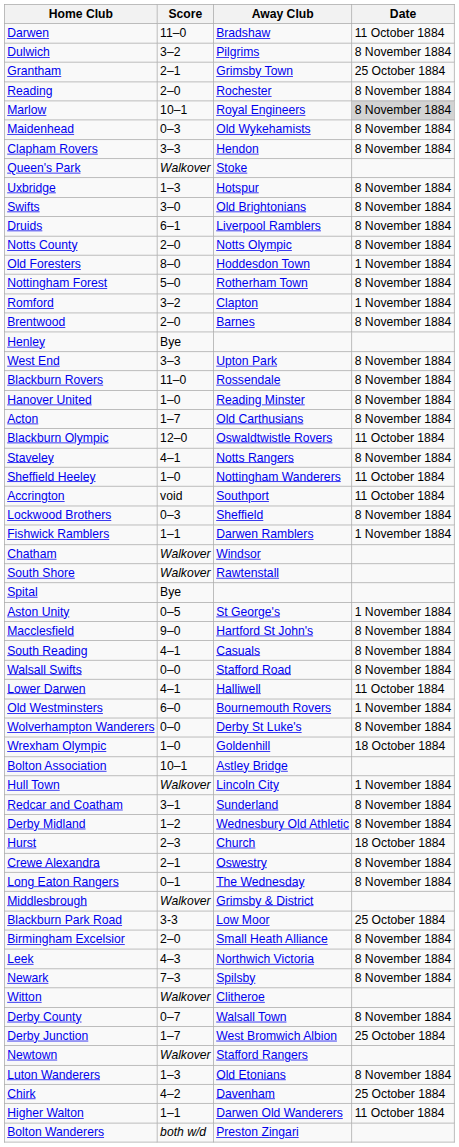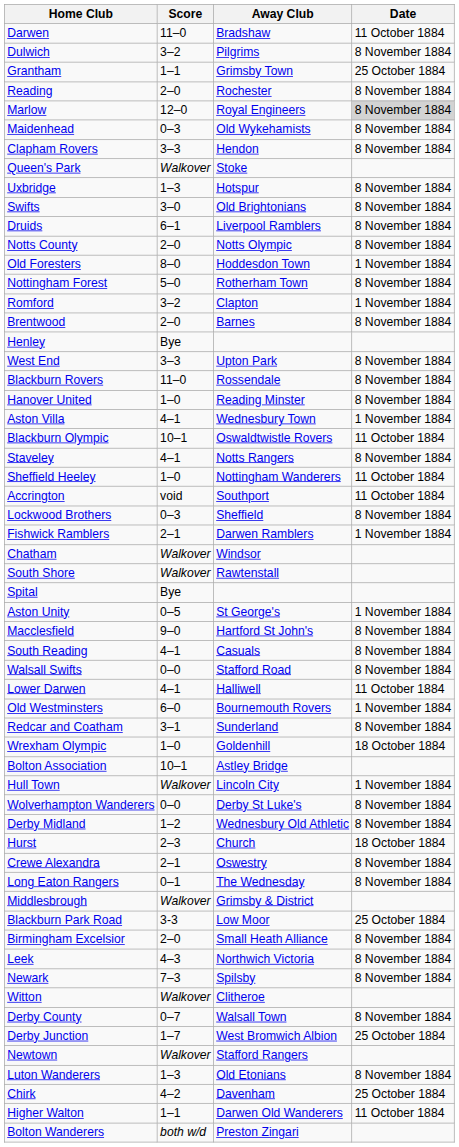(170, 71) 2–1 -> (170, 71) 1–1
(174, 110) 10–1 -> (174, 110) 12–0
+ row: (36, 419)
- row: (23, 419)
(174, 438) 12–0 -> (174, 438) 10–1
(170, 534) 1–1 -> (170, 534) 2–1
rows swapped: (65, 804) <-> (81, 727)
